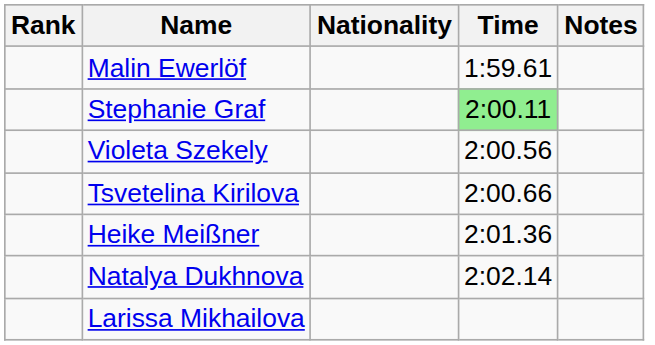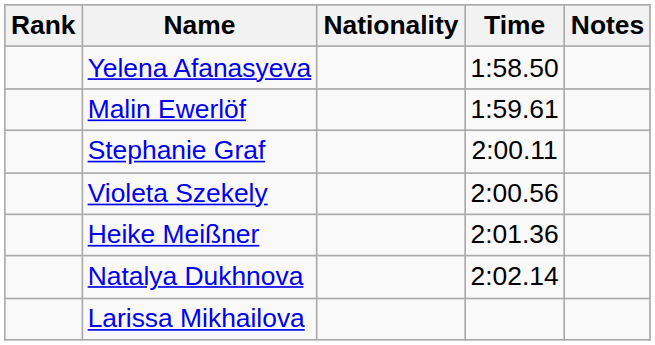+ row: (199, 67)
(508, 109) lightgreen background -> (515, 151) no background
- row: (193, 192)
